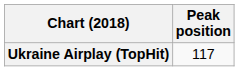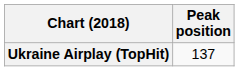(203, 54) 117 -> (203, 54) 137
